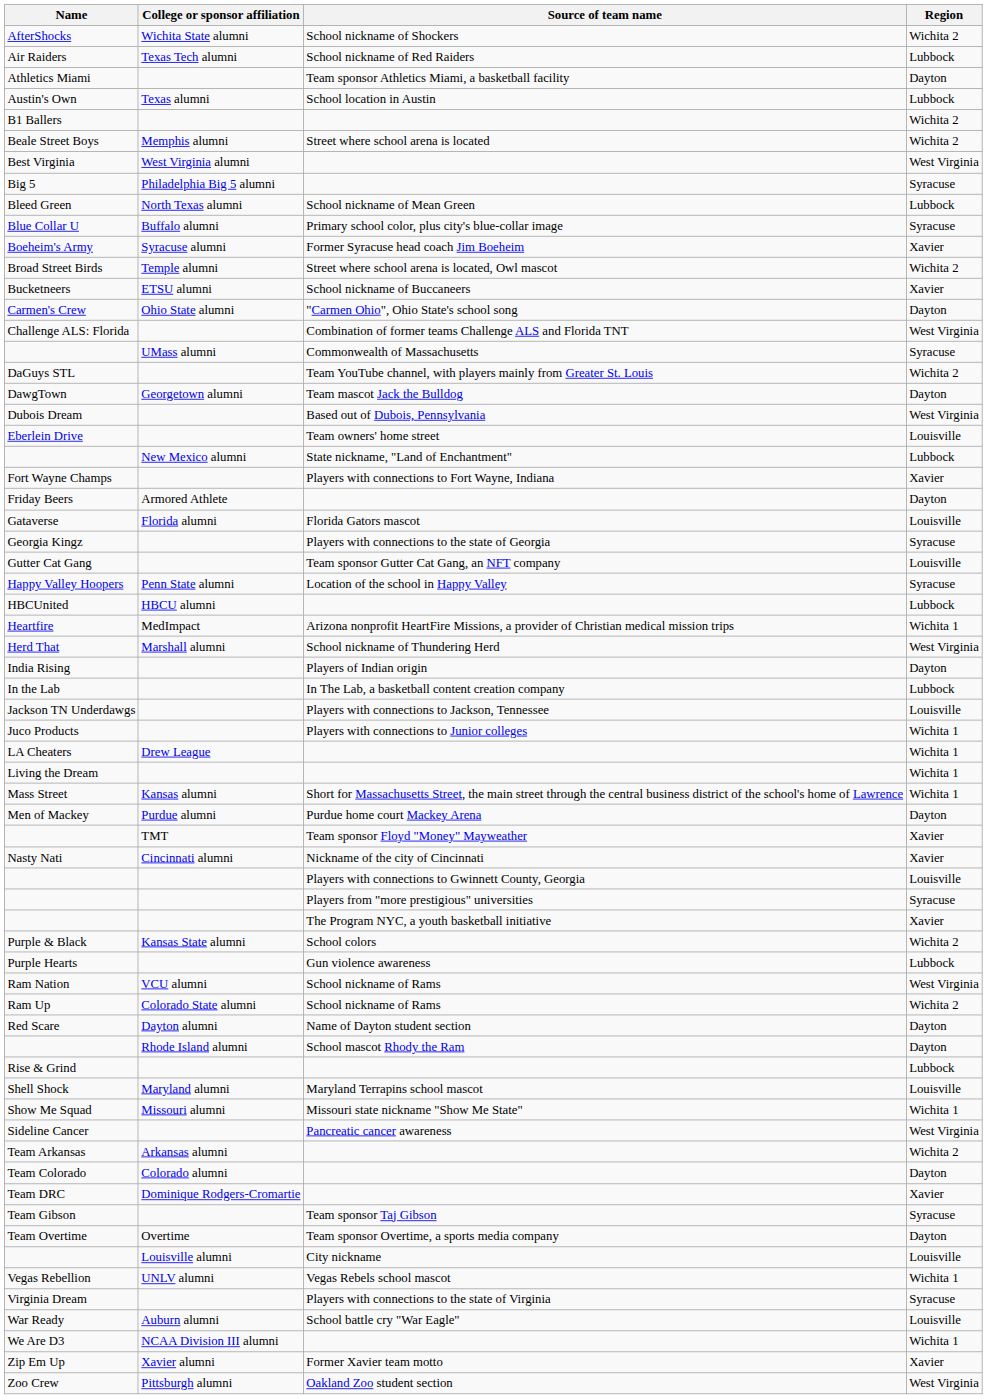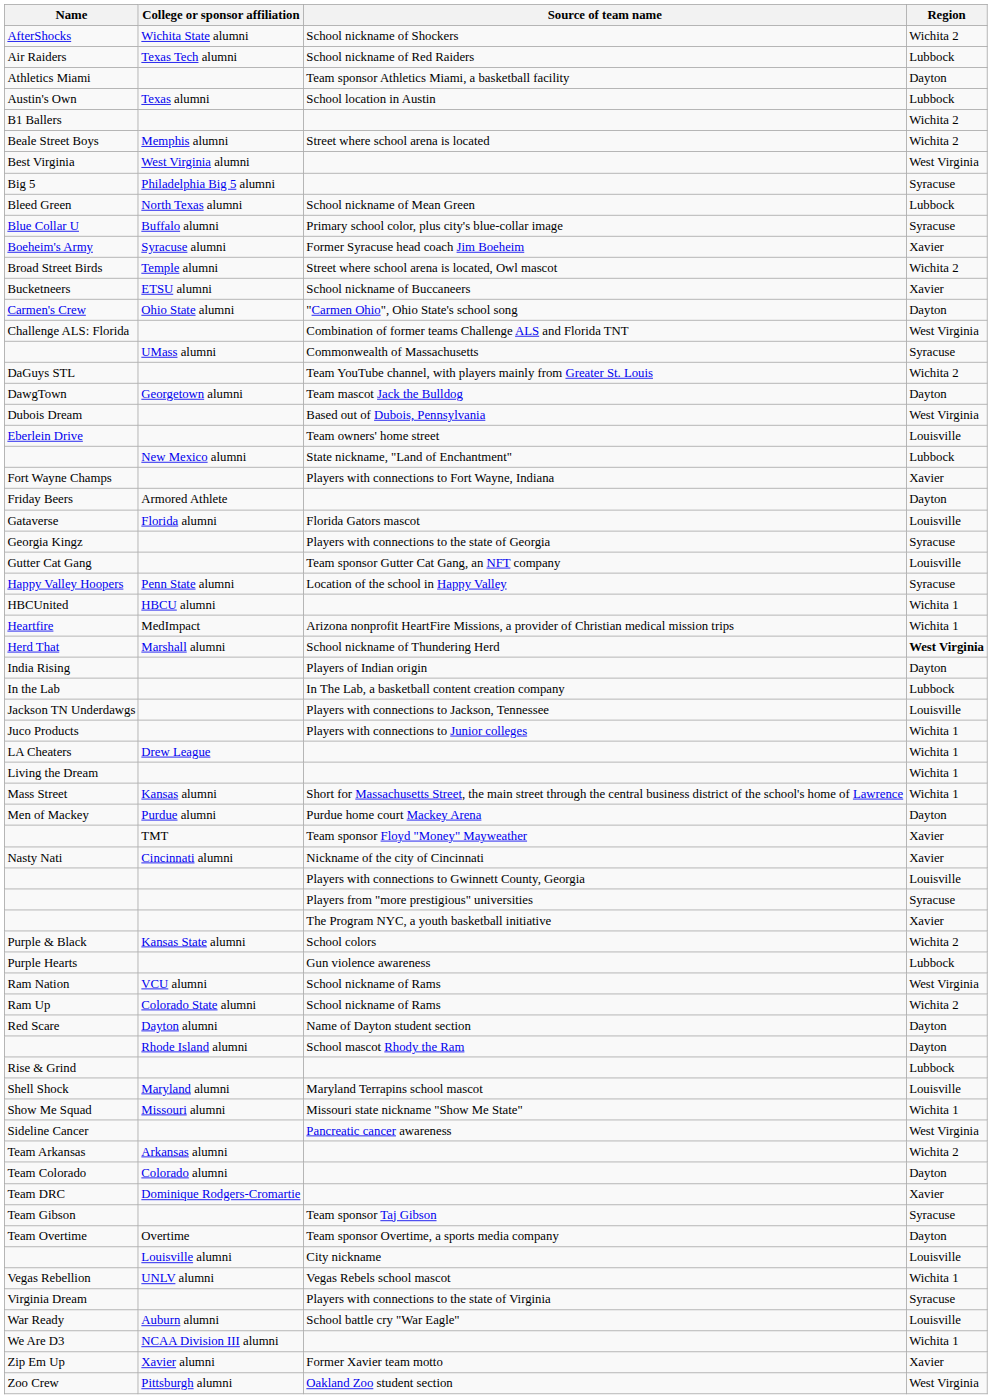(932, 604) Lubbock -> (934, 604) Wichita 1
(944, 646) normal -> (947, 646) bold
